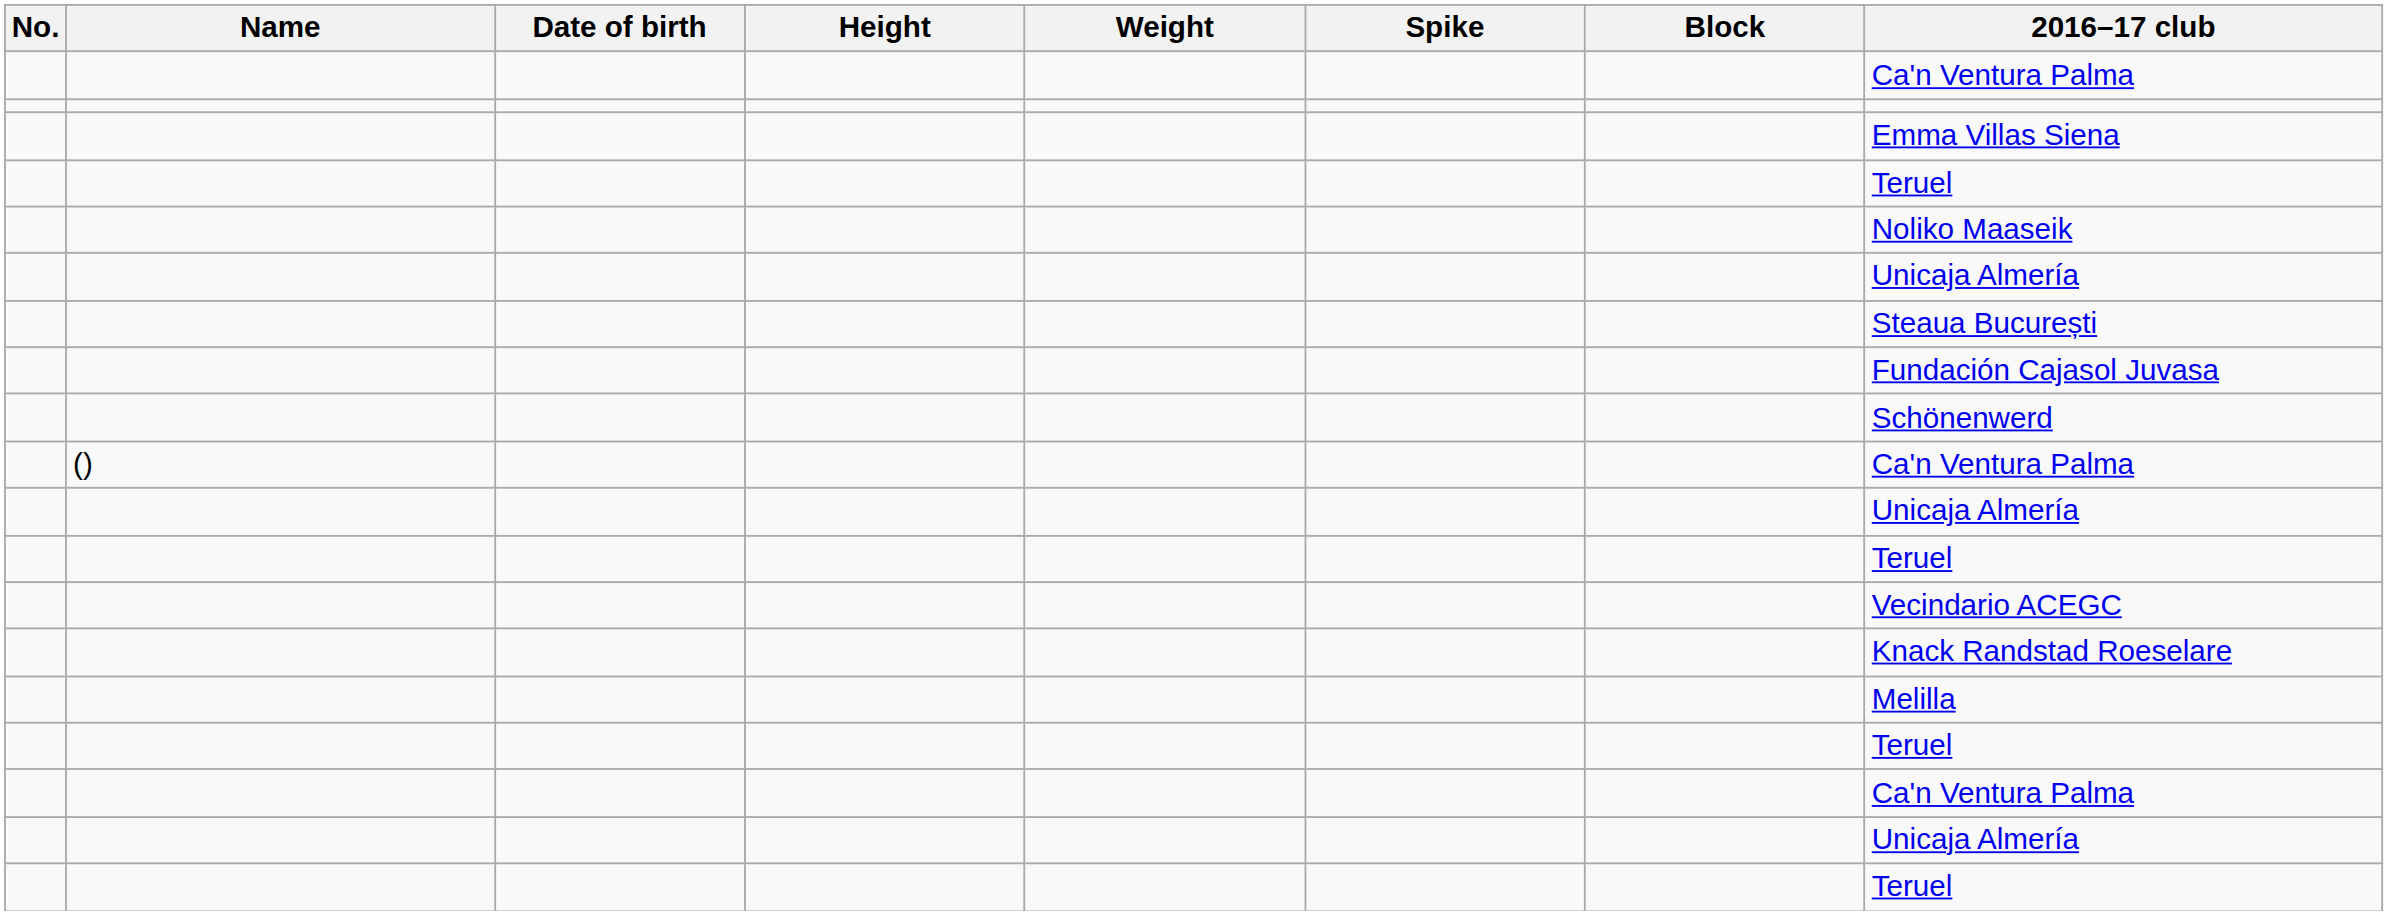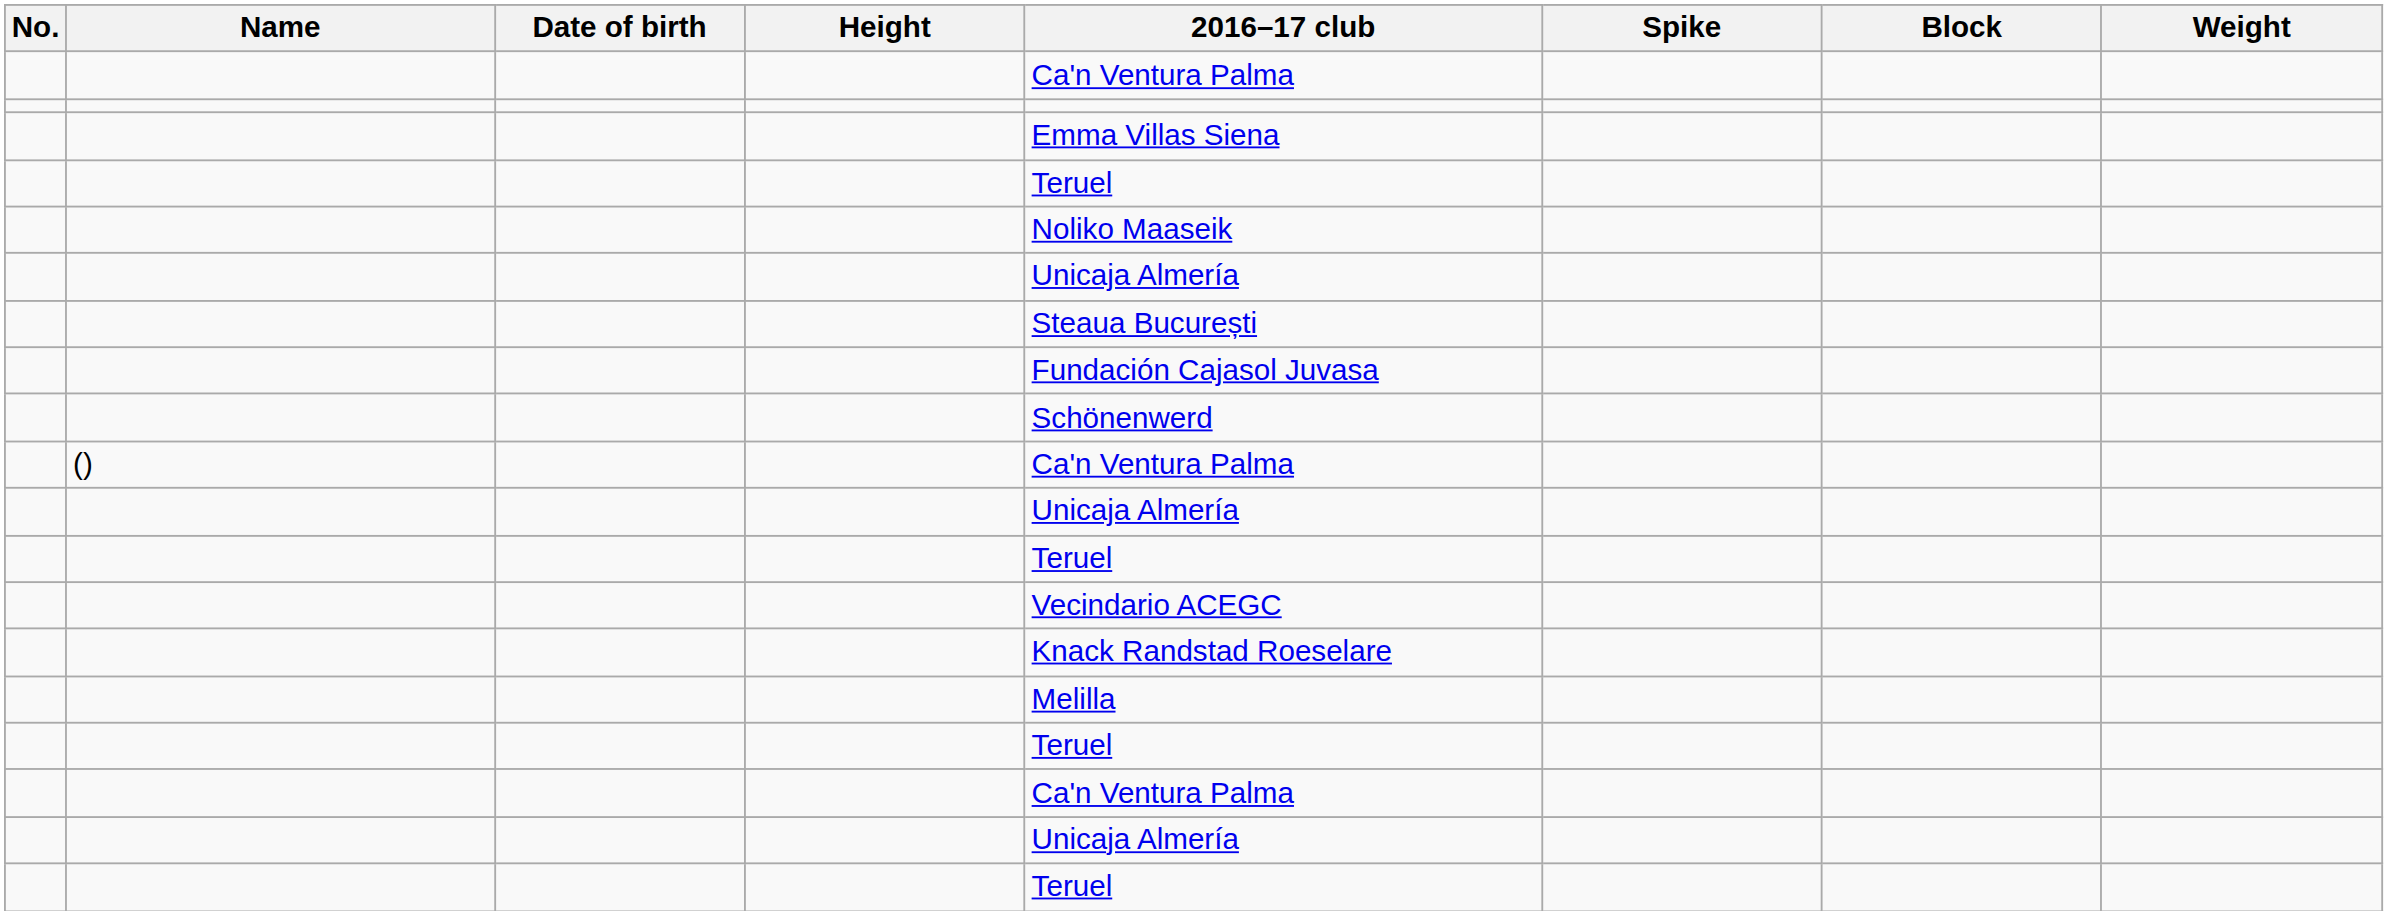columns swapped: (1165, 27) <-> (2123, 27)
